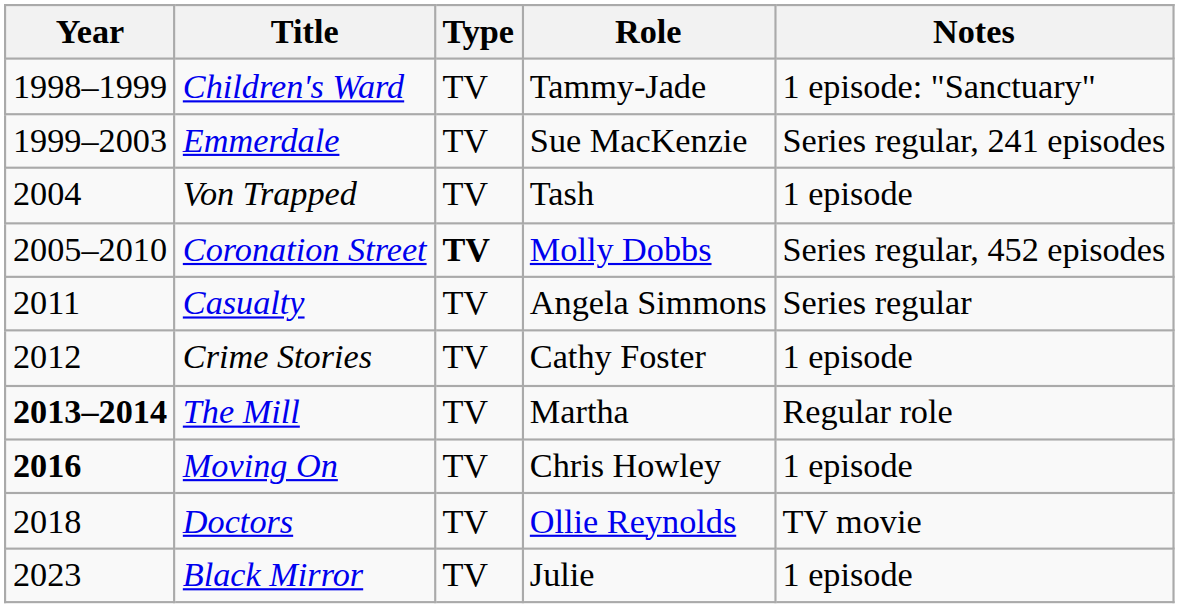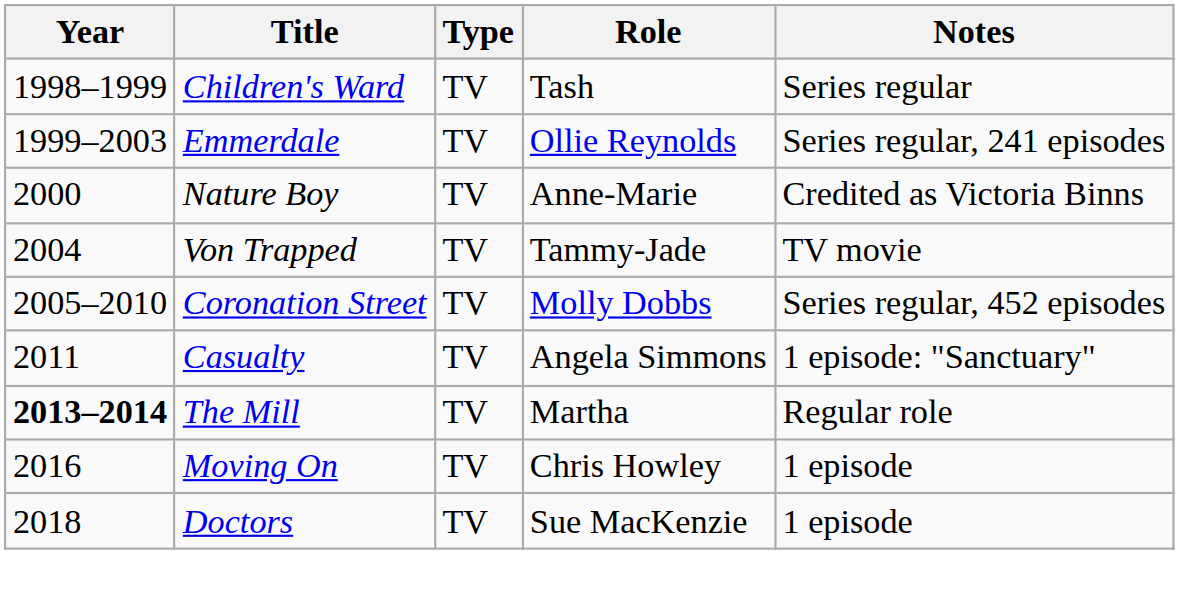(618, 85) Tammy-Jade -> (562, 85) Tash
(939, 85) 1 episode: "Sanctuary" -> (877, 85) Series regular
(639, 140) Sue MacKenzie -> (633, 140) Ollie Reynolds
+ row: (261, 194)
(562, 194) Tash -> (618, 248) Tammy-Jade
(848, 194) 1 episode -> (852, 248) TV movie
(466, 248) bold -> (465, 303) normal
(877, 303) Series regular -> (939, 357) 1 episode: "Sanctuary"
- row: (277, 357)
(47, 466) bold -> (47, 466) normal
(633, 520) Ollie Reynolds -> (639, 520) Sue MacKenzie
(852, 520) TV movie -> (848, 520) 1 episode
- row: (273, 574)
